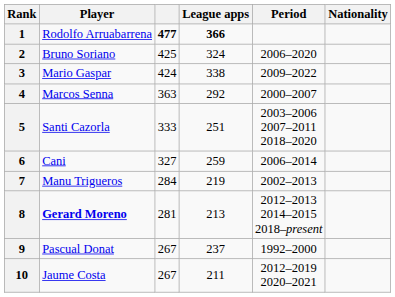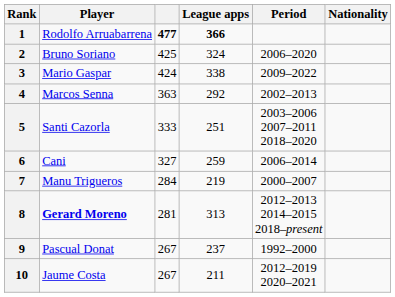(289, 93) 2000–2007 -> (289, 93) 2002–2013
(289, 181) 2002–2013 -> (289, 181) 2000–2007
(216, 214) 213 -> (216, 214) 313
